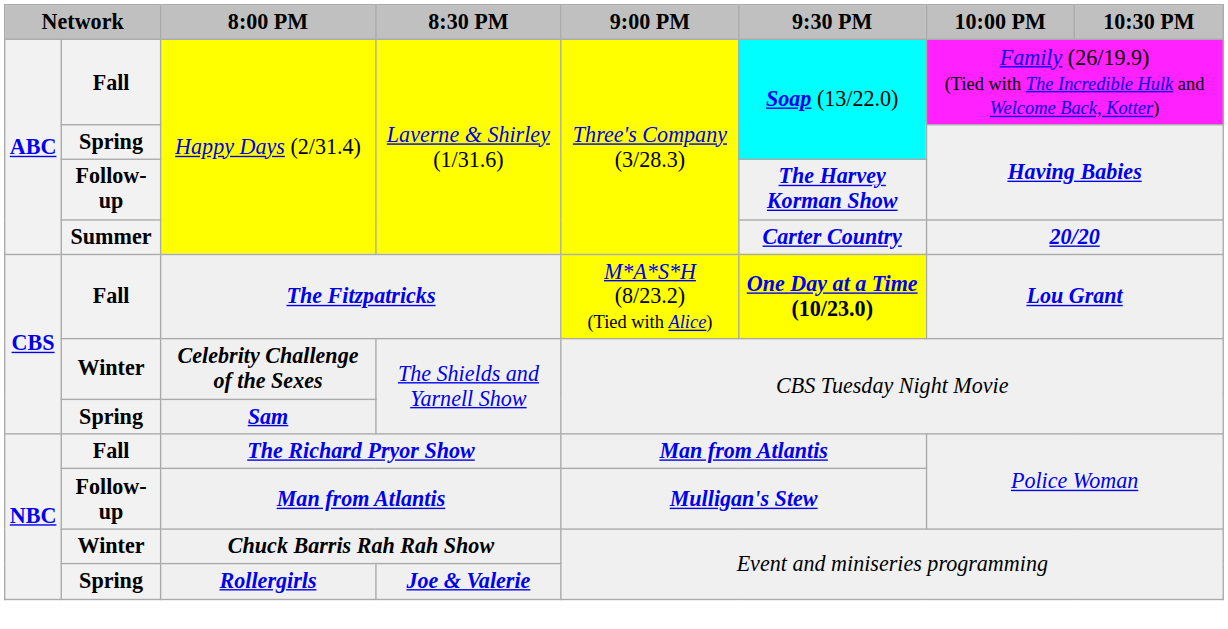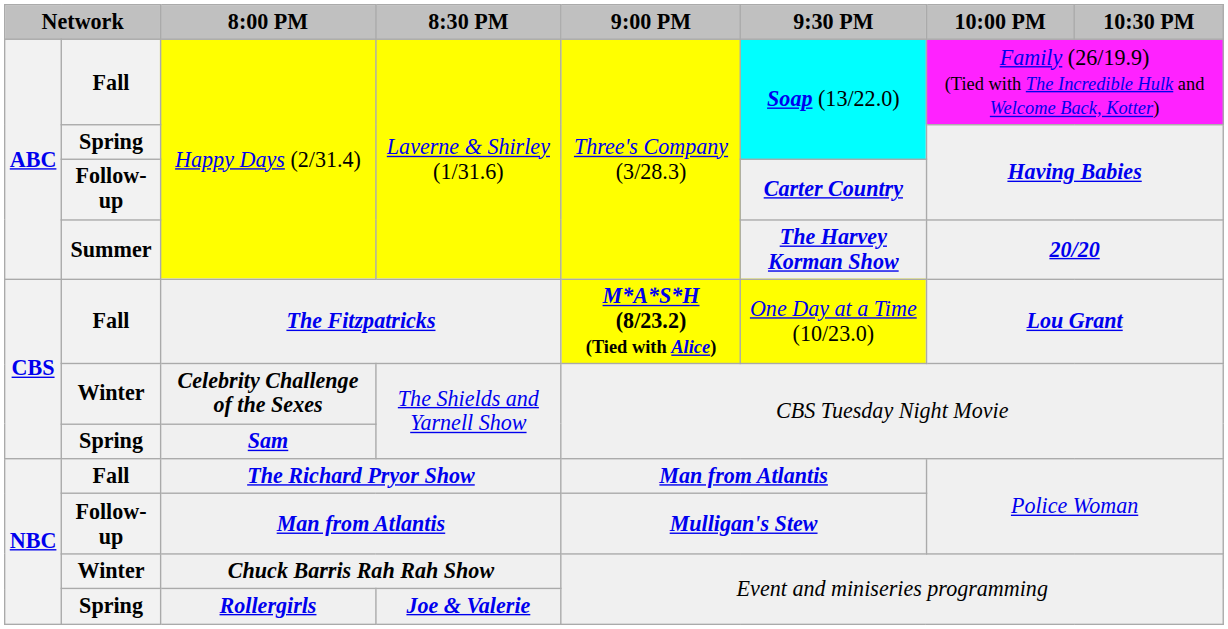(832, 189) The Harvey Korman Show -> (833, 189) Carter Country
(832, 236) Carter Country -> (833, 249) The Harvey Korman Show
(650, 296) normal -> (651, 321) bold
(832, 296) bold -> (833, 321) normal
